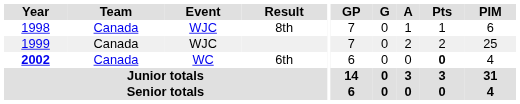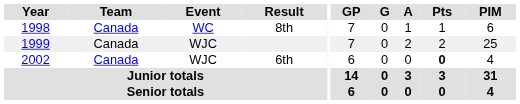(203, 28) WJC -> (203, 28) WC
(36, 60) bold -> (36, 60) normal
(203, 60) WC -> (203, 60) WJC
